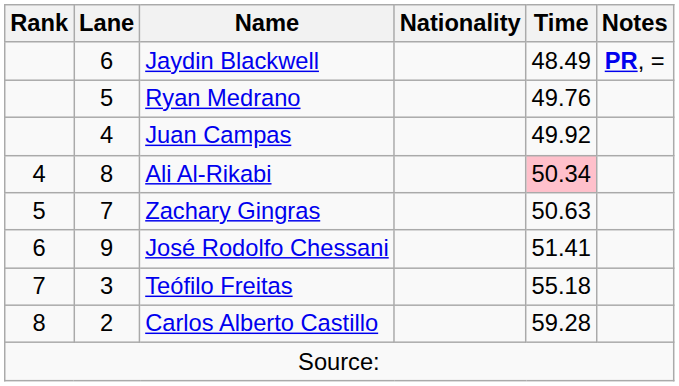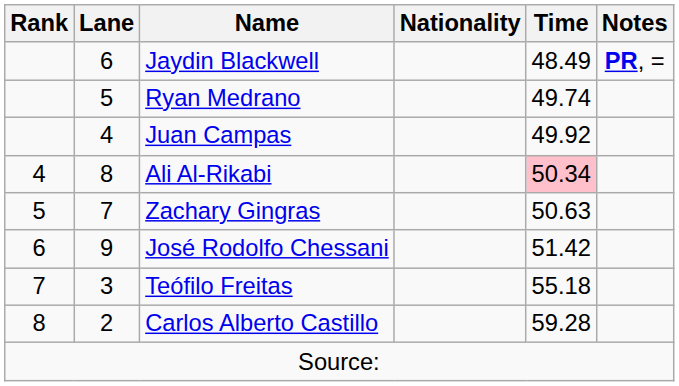(561, 98) 49.76 -> (561, 98) 49.74
(561, 248) 51.41 -> (561, 248) 51.42
